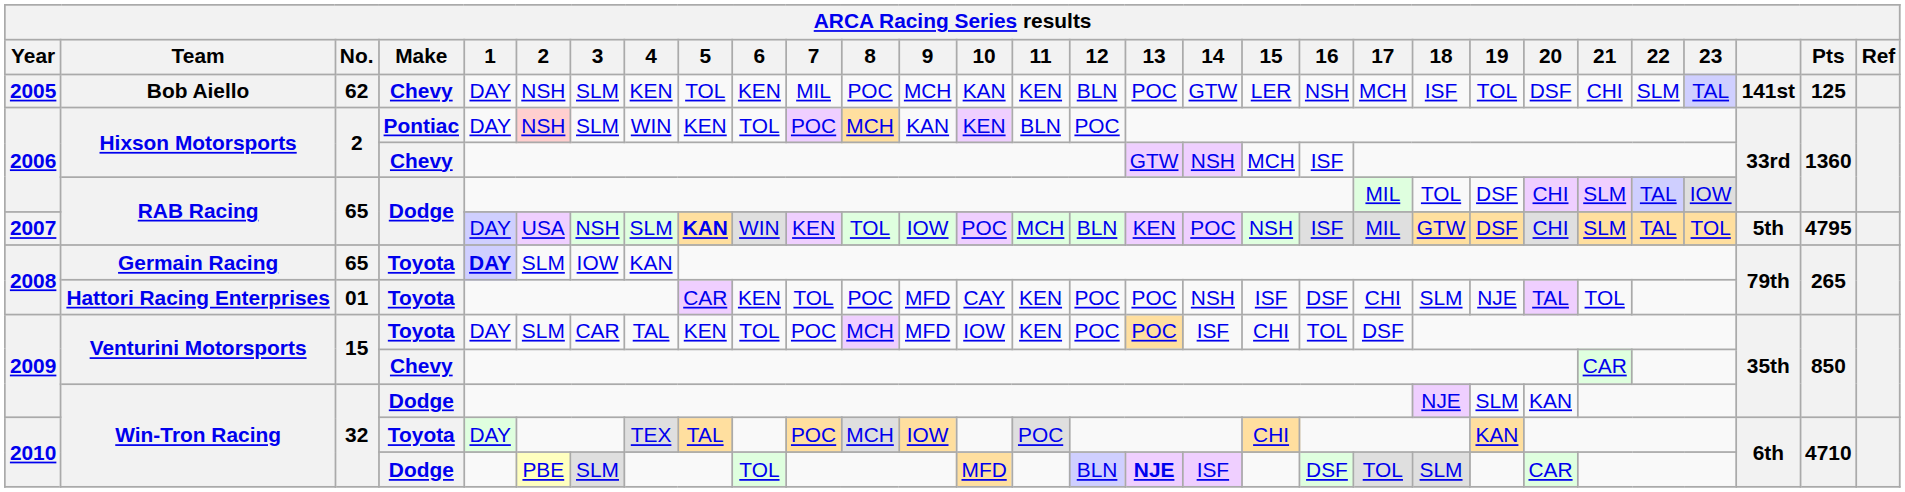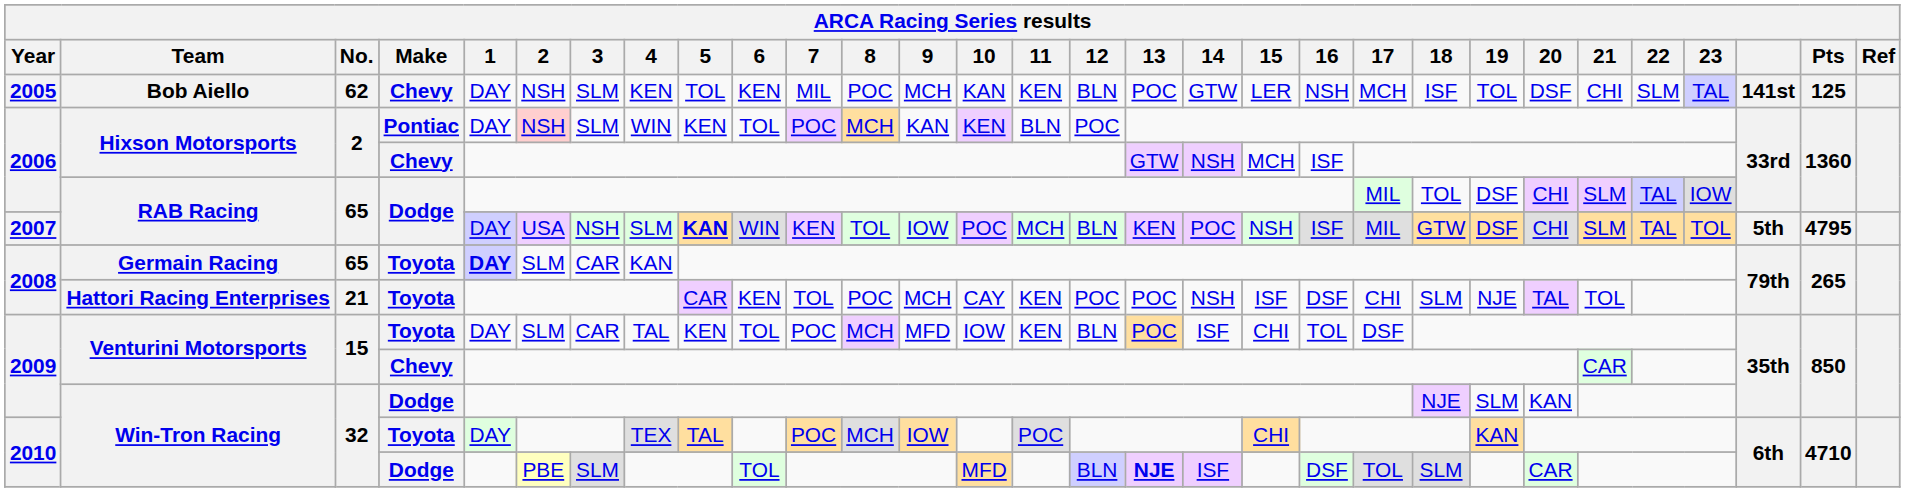(598, 263) IOW -> (598, 263) CAR
(357, 297) 01 -> (357, 297) 21
(928, 297) MFD -> (928, 297) MCH
(1097, 332) POC -> (1097, 332) BLN
